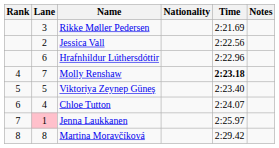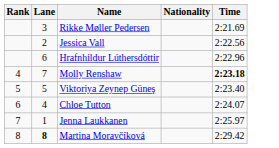- column: (261, 12)
(44, 120) pink background -> (44, 120) no background
(44, 136) normal -> (44, 136) bold
